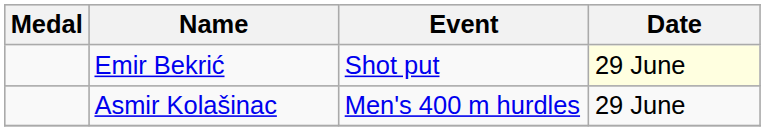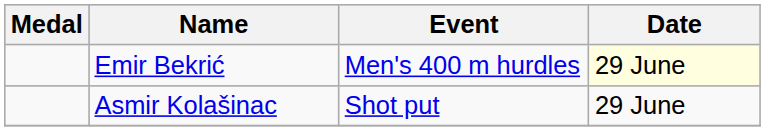(392, 65) Shot put -> (462, 65) Men's 400 m hurdles
(462, 105) Men's 400 m hurdles -> (392, 105) Shot put
